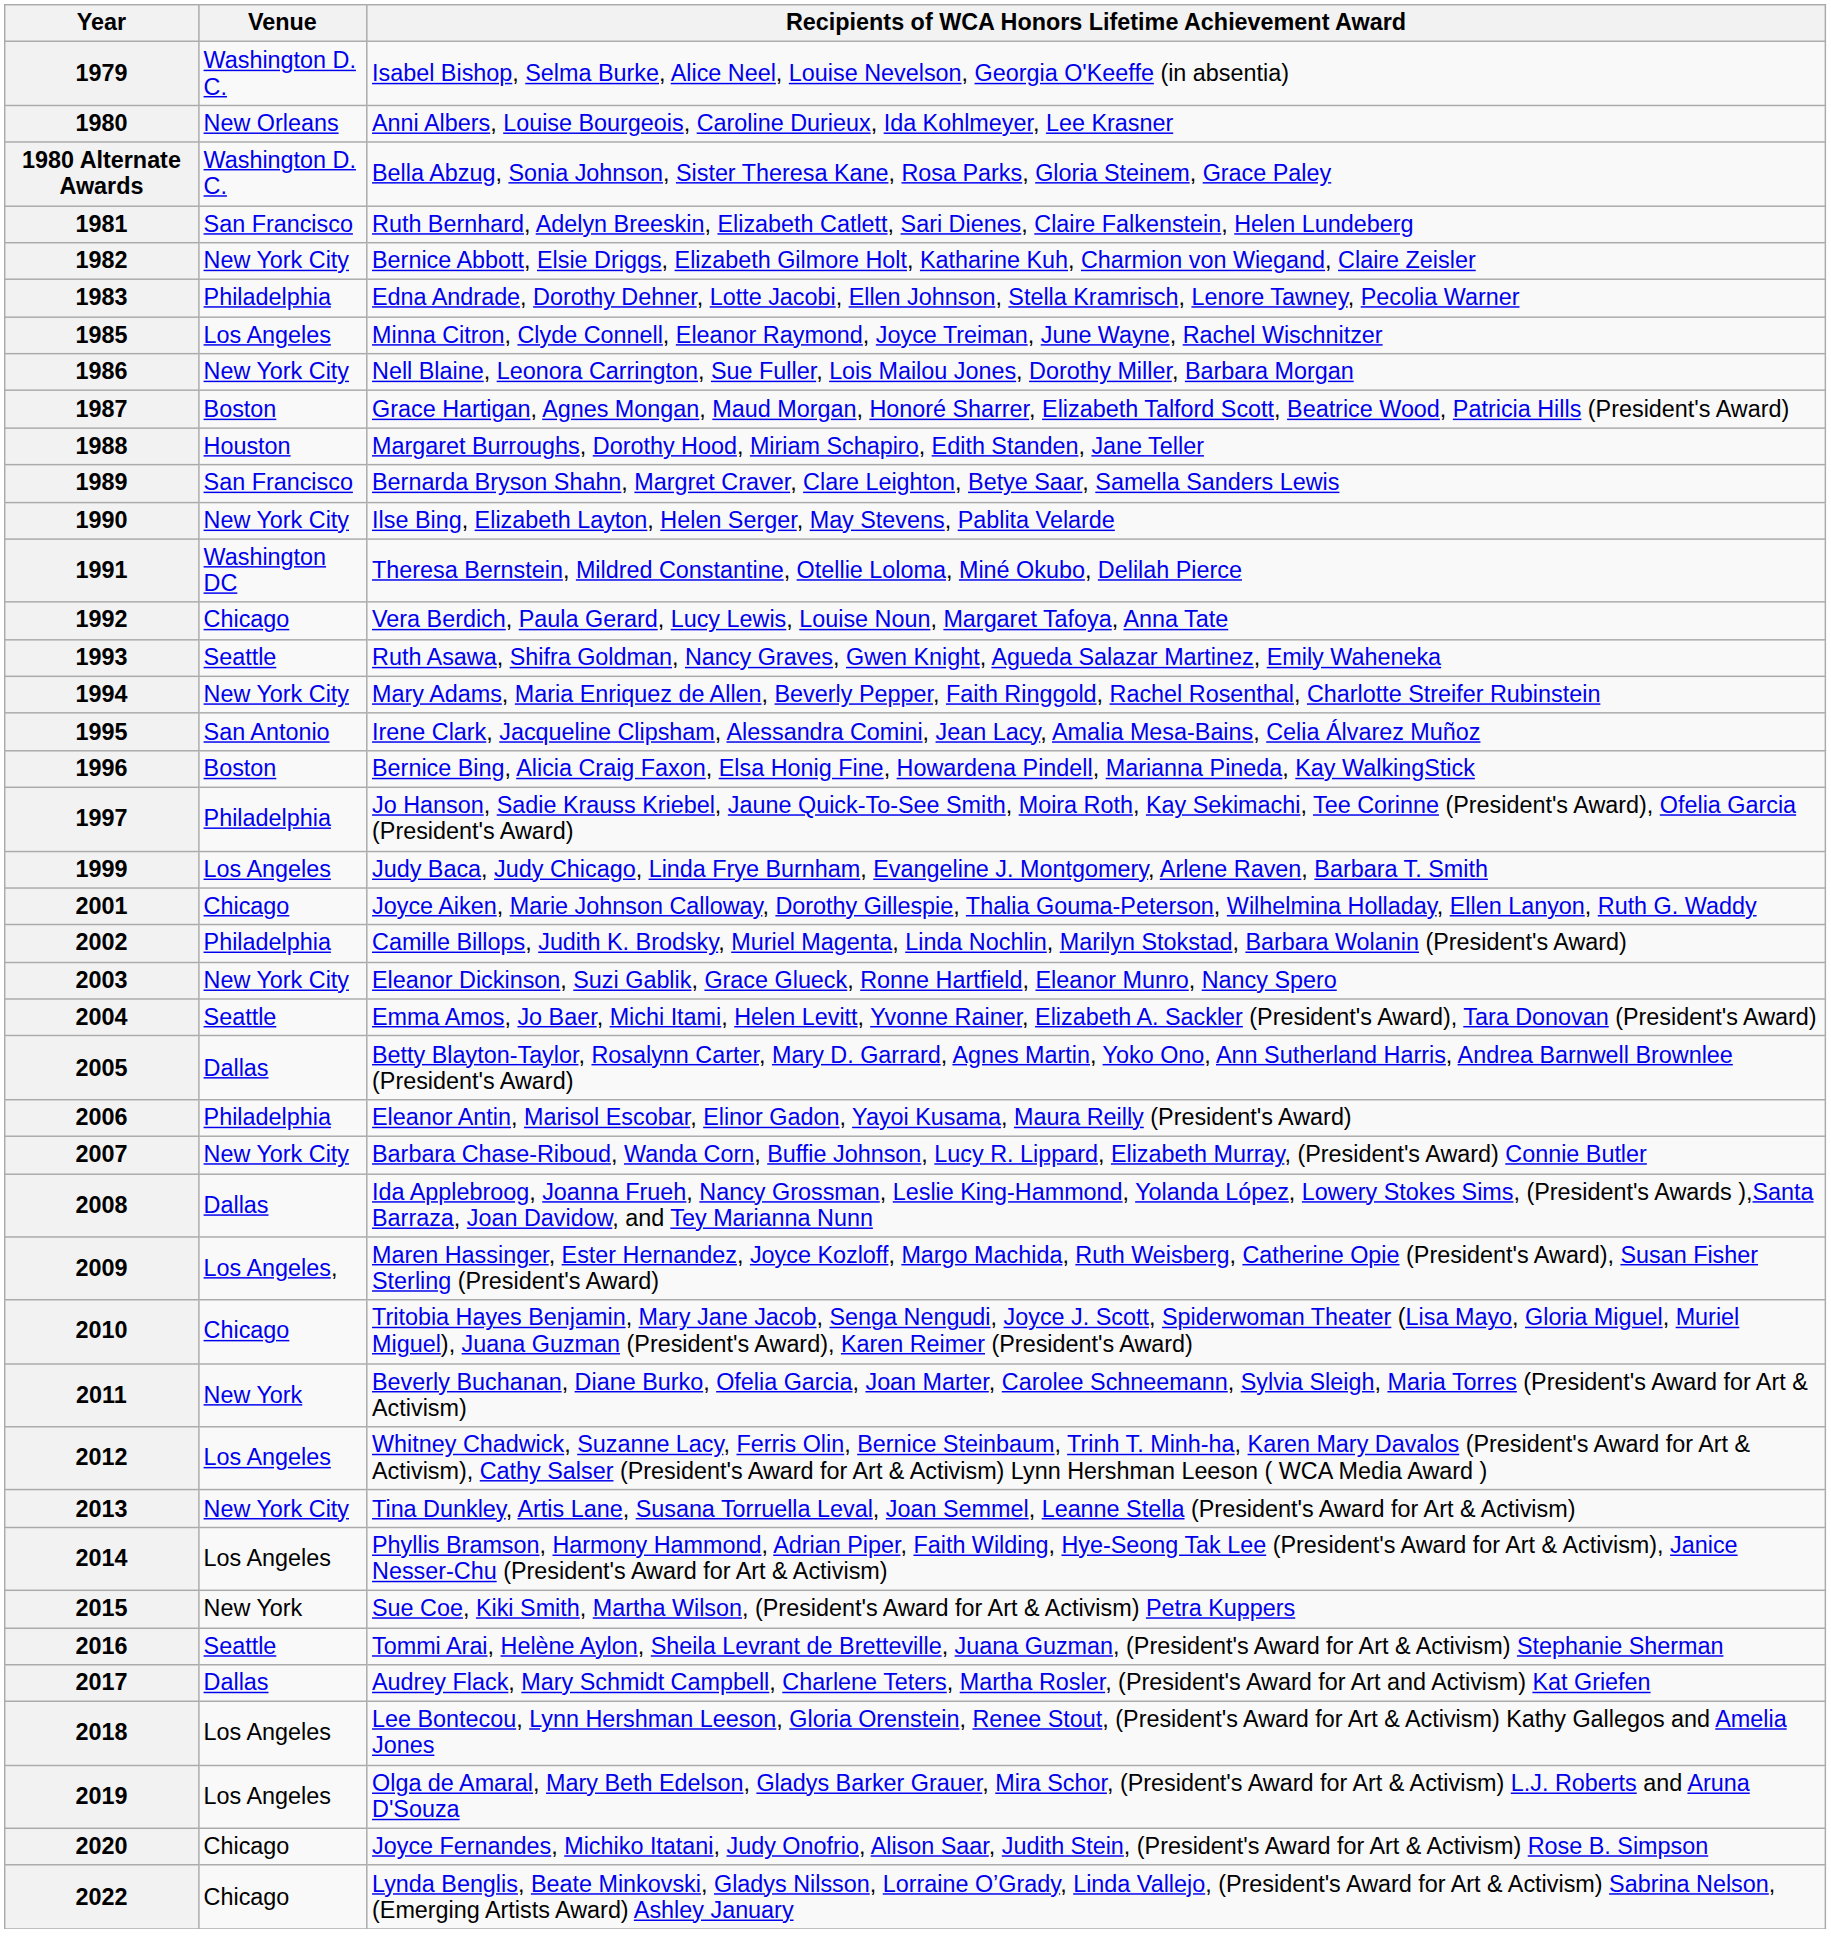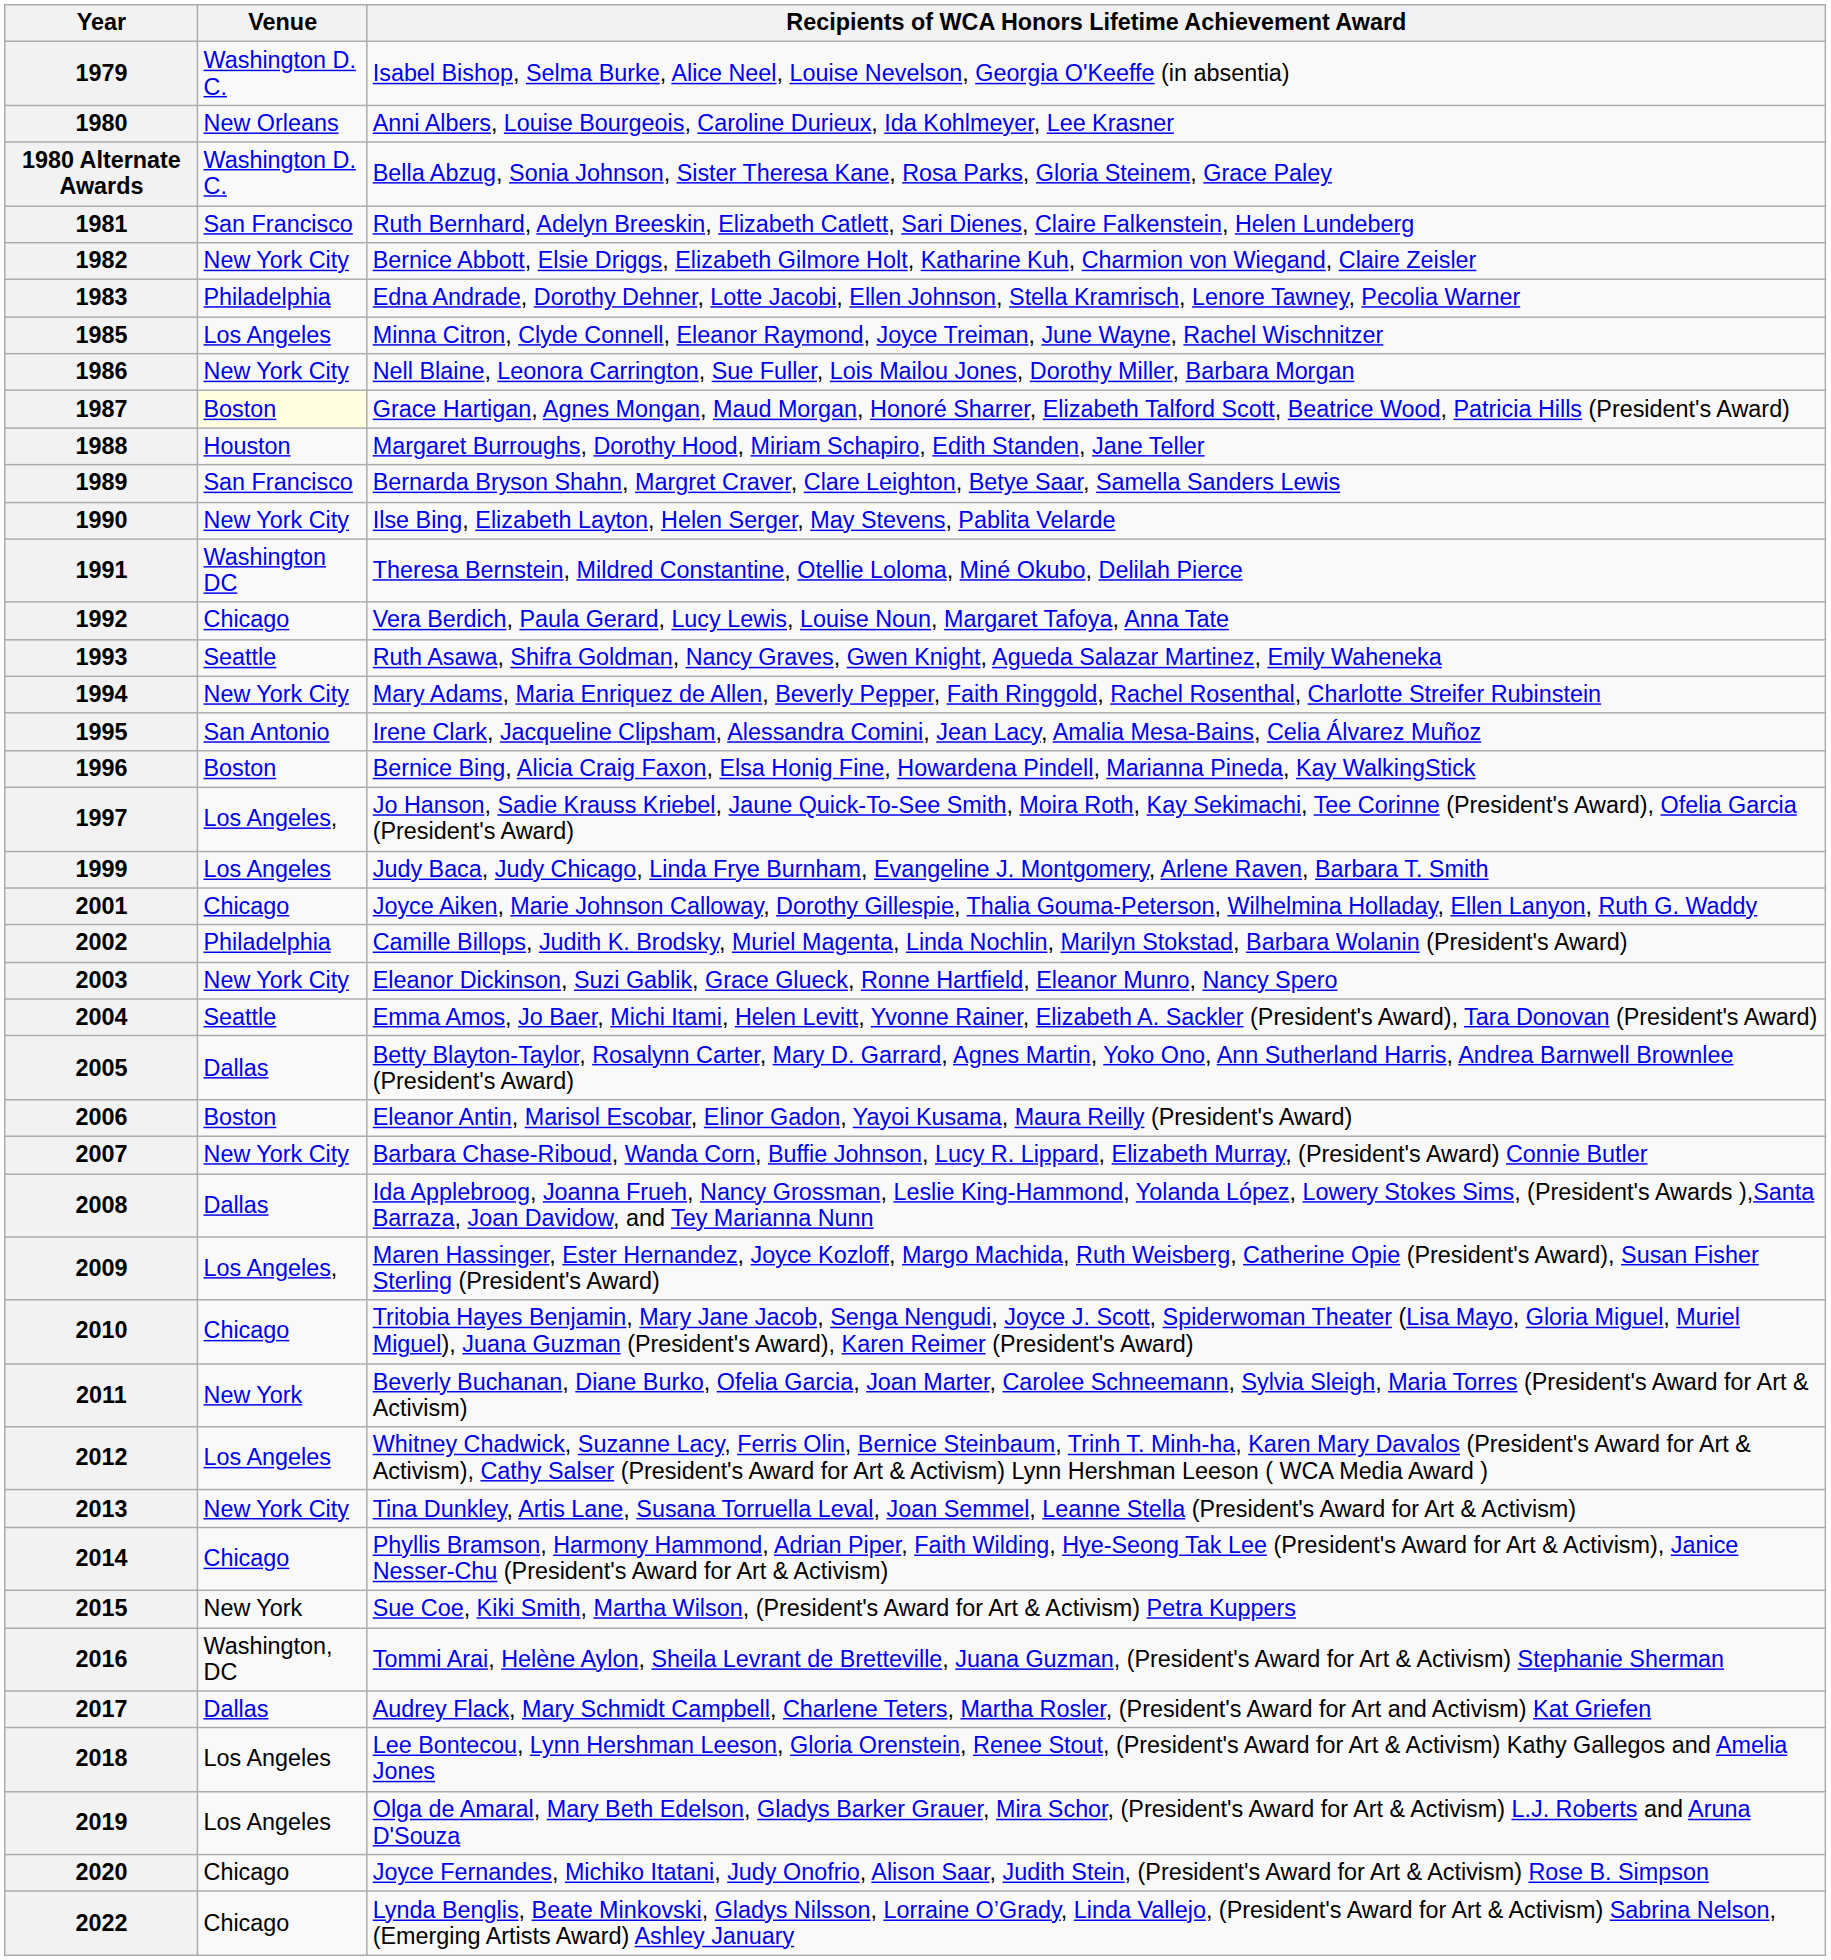(240, 409) no background -> (240, 409) lightyellow background
(267, 818) Philadelphia -> (270, 818) Los Angeles,
(267, 1117) Philadelphia -> (240, 1117) Boston
(267, 1558) Los Angeles -> (246, 1558) Chicago
(240, 1645) Seattle -> (268, 1658) Washington, DC
